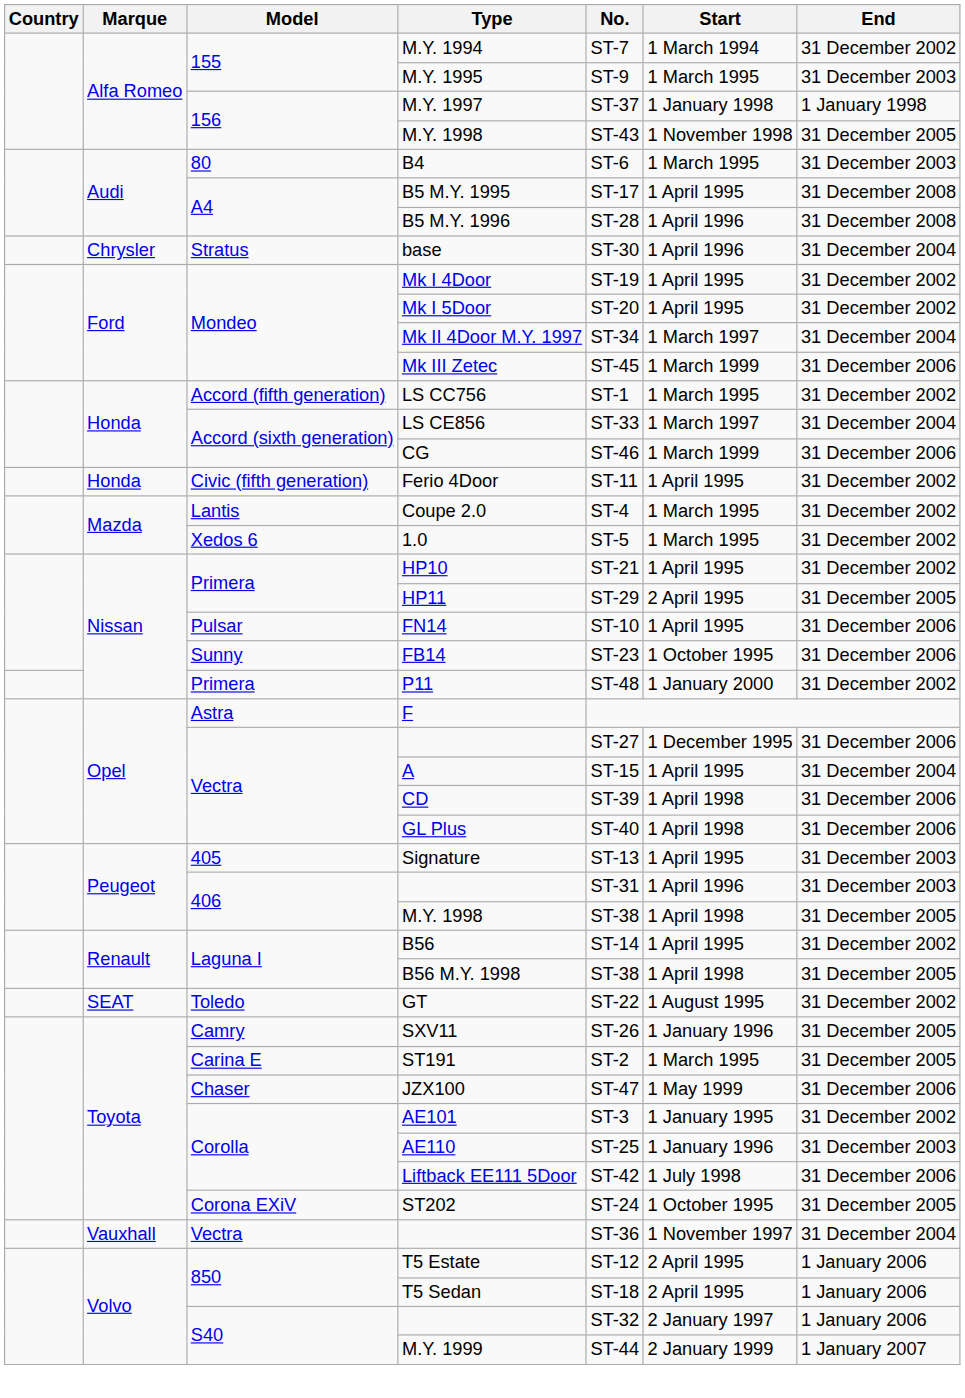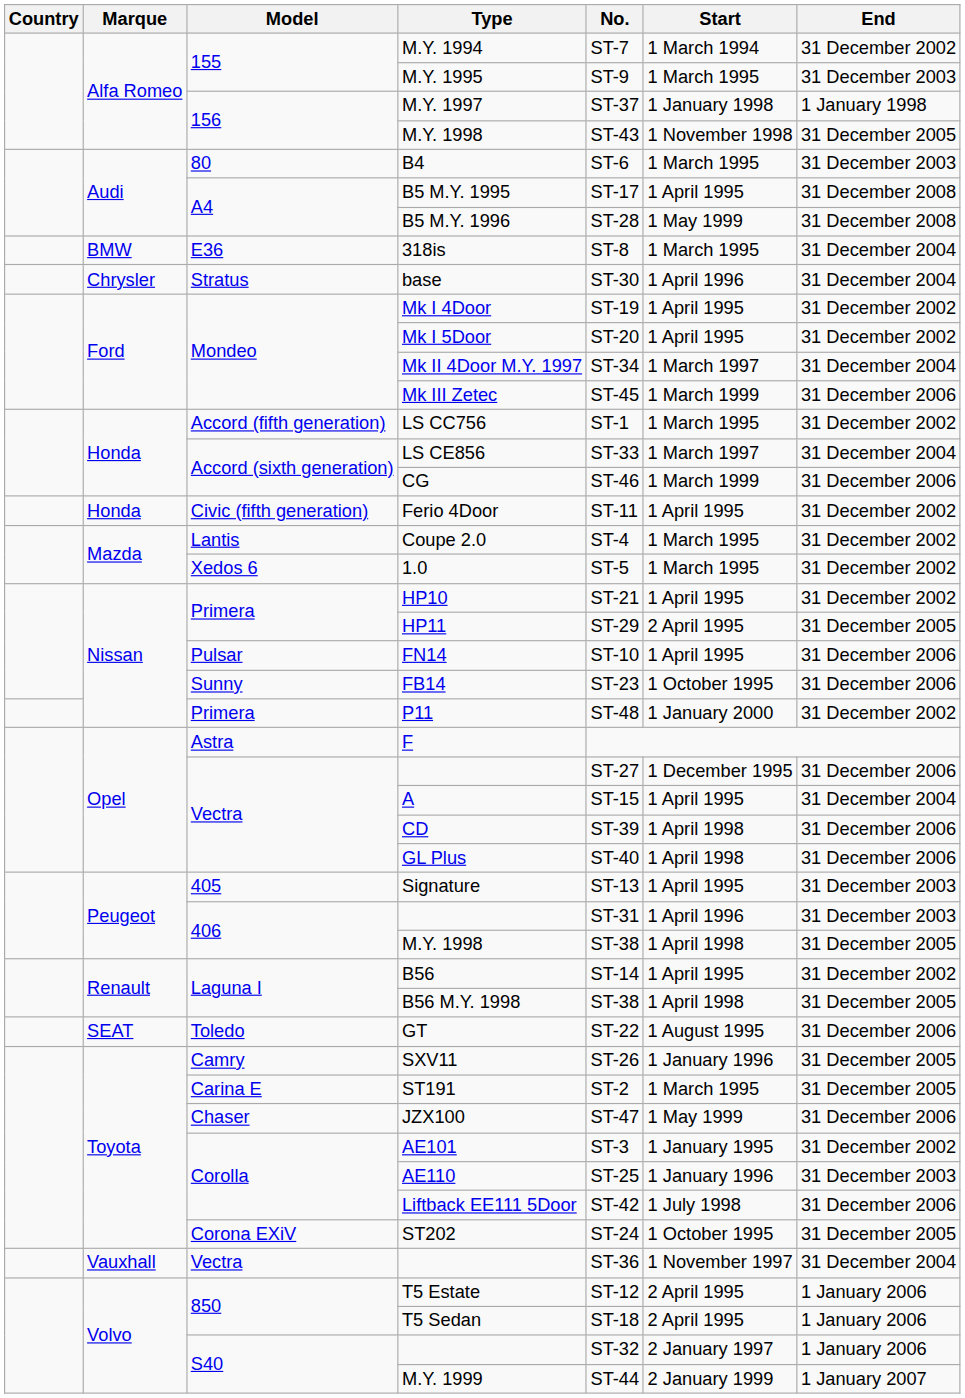(696, 221) 1 April 1996 -> (695, 221) 1 May 1999
+ row: (109, 250)
(879, 1002) 31 December 2002 -> (879, 1031) 31 December 2006
